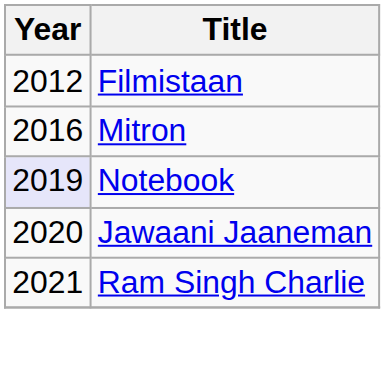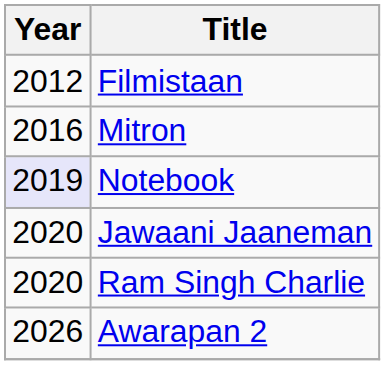(48, 282) 2021 -> (48, 282) 2020
+ row: (183, 332)
